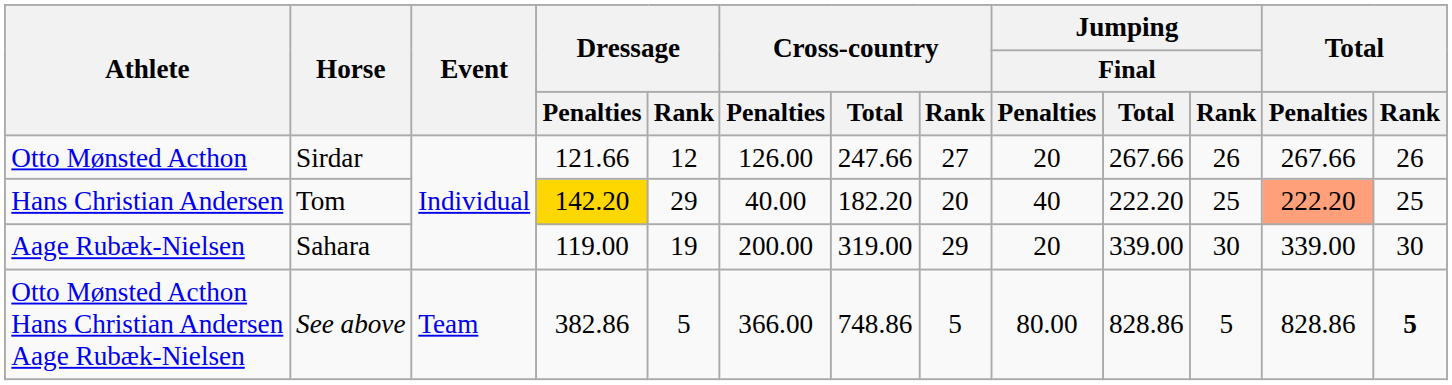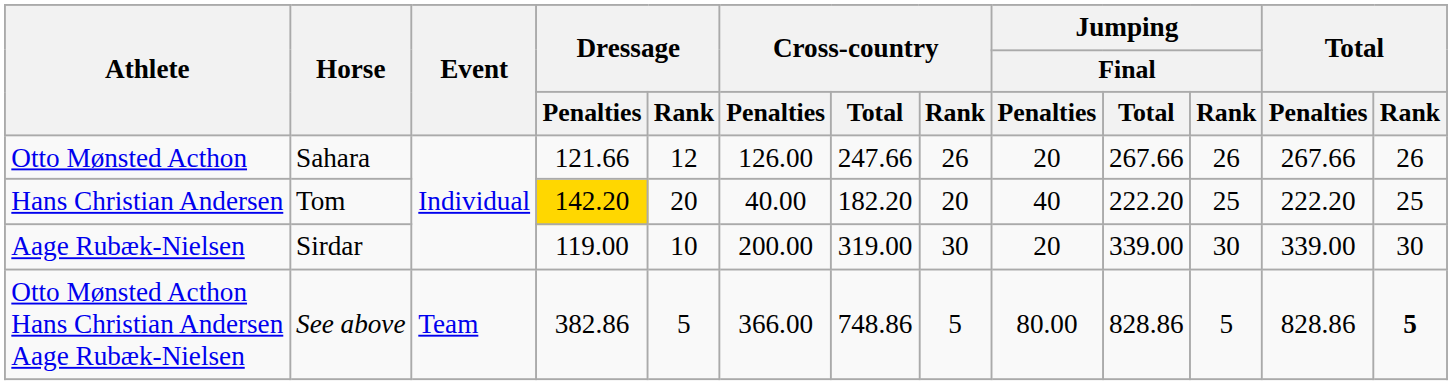(329, 157) Sirdar -> (333, 157) Sahara
(955, 157) 27 -> (955, 157) 26
(684, 202) 29 -> (684, 202) 20
(1318, 202) lightsalmon background -> (1318, 202) no background
(333, 246) Sahara -> (329, 246) Sirdar
(684, 246) 19 -> (684, 246) 10
(955, 246) 29 -> (955, 246) 30
